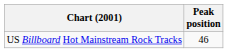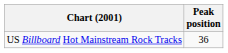(204, 39) 46 -> (204, 39) 36
